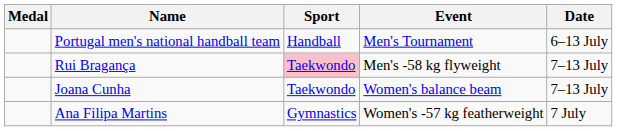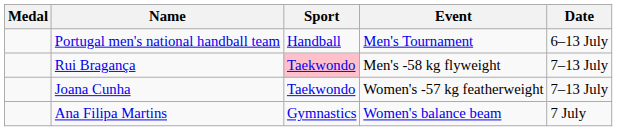(432, 89) Women's balance beam -> (453, 89) Women's -57 kg featherweight
(453, 114) Women's -57 kg featherweight -> (432, 114) Women's balance beam
